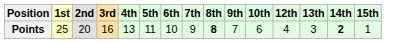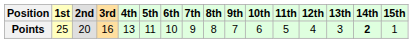+ column: (286, 12)
(214, 29) bold -> (214, 29) normal
